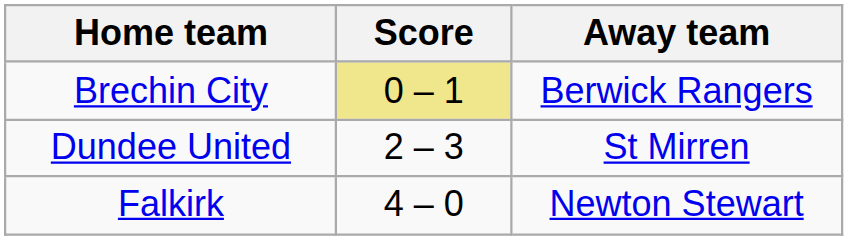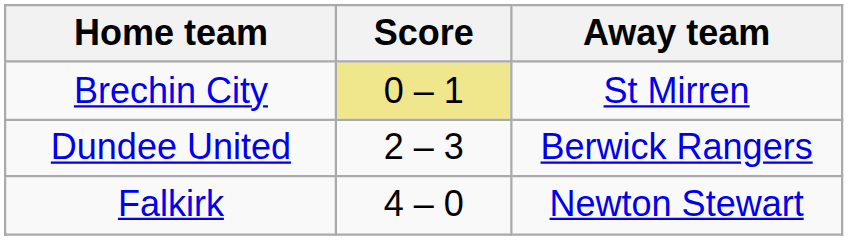(677, 90) Berwick Rangers -> (677, 90) St Mirren
(677, 147) St Mirren -> (677, 147) Berwick Rangers
